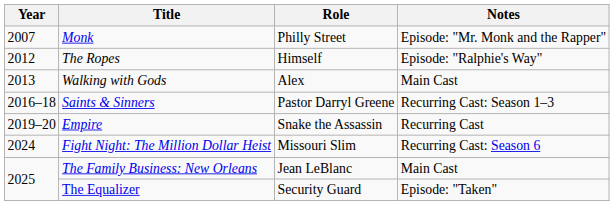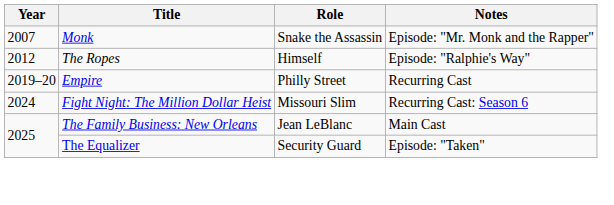(312, 37) Philly Street -> (330, 37) Snake the Assassin
- row: (114, 80)
- row: (108, 102)
(330, 124) Snake the Assassin -> (312, 80) Philly Street
